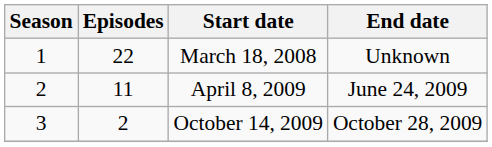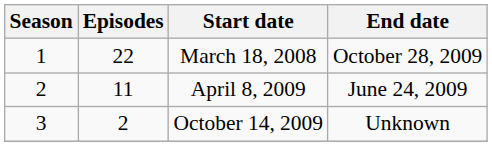(408, 55) Unknown -> (408, 55) October 28, 2009
(408, 123) October 28, 2009 -> (408, 123) Unknown
